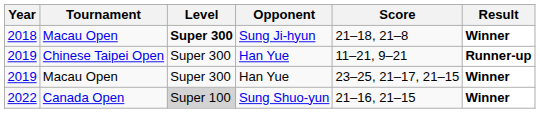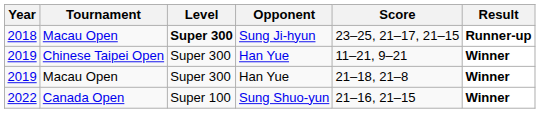(372, 36) 21–18, 21–8 -> (397, 36) 23–25, 21–17, 21–15
(488, 36) Winner -> (499, 36) Runner-up
(499, 57) Runner-up -> (488, 57) Winner
(397, 77) 23–25, 21–17, 21–15 -> (372, 77) 21–18, 21–8
(201, 98) lightgrey background -> (201, 98) no background
